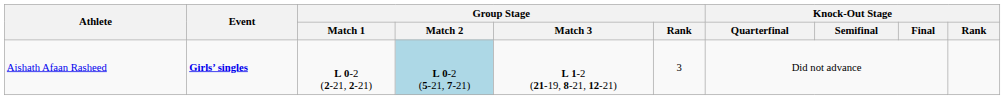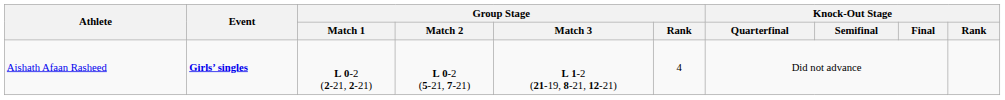(444, 80) lightblue background -> (444, 80) no background
(679, 67) 3 -> (679, 67) 4
